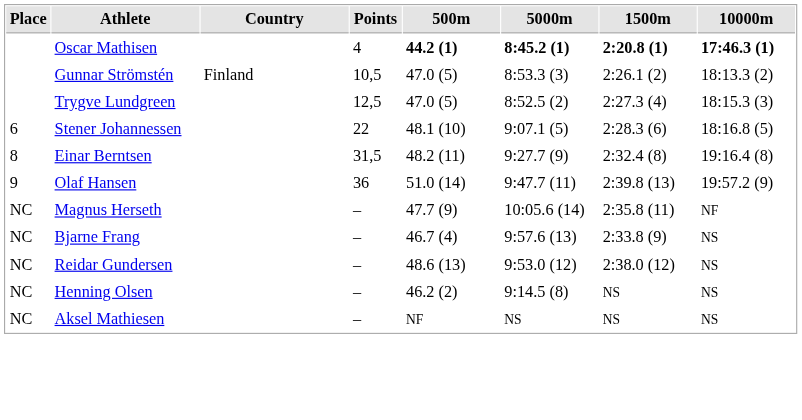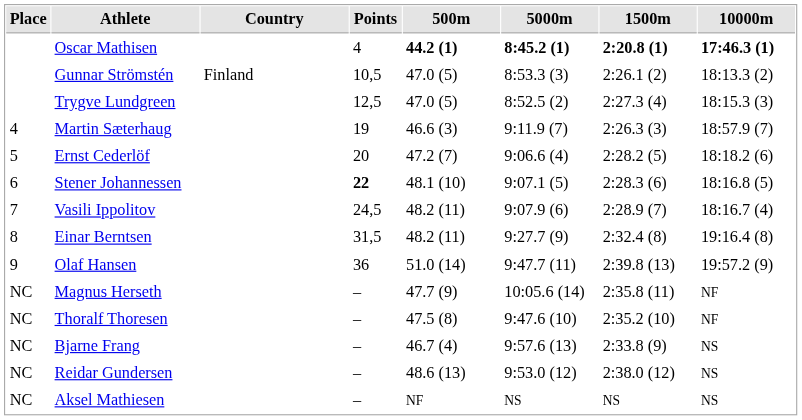+ row: (113, 128)
+ row: (102, 155)
(361, 128) normal -> (361, 183) bold
+ row: (105, 210)
+ row: (111, 318)
- row: (104, 291)
